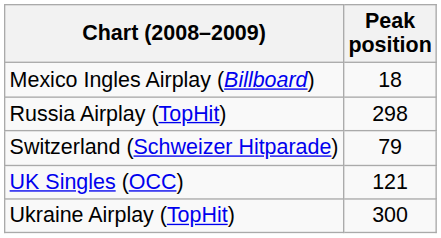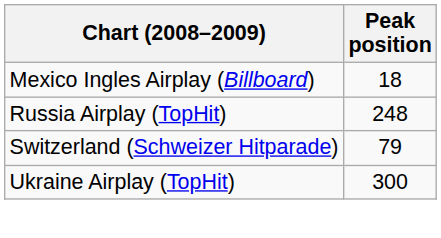(390, 113) 298 -> (390, 113) 248
- row: (97, 181)
